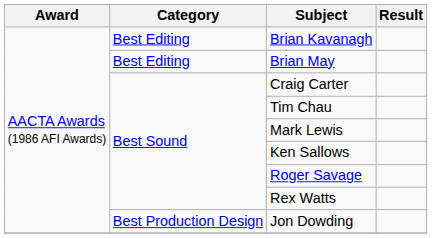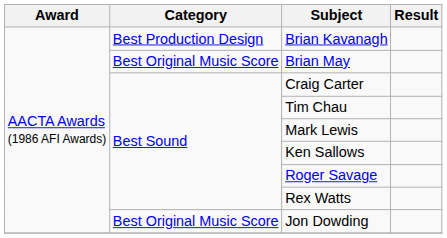(151, 38) Best Editing -> (188, 38) Best Production Design
(151, 61) Best Editing -> (196, 61) Best Original Music Score
(188, 221) Best Production Design -> (196, 221) Best Original Music Score
